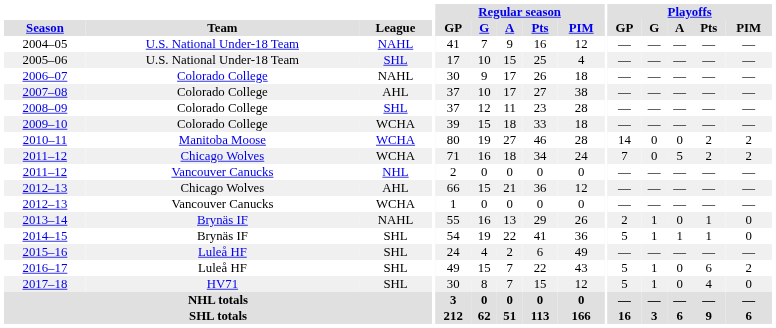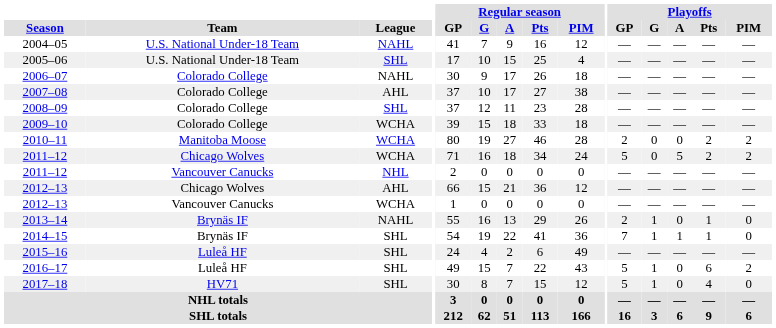(624, 140) 14 -> (624, 140) 2
(624, 156) 7 -> (624, 156) 5
(624, 236) 5 -> (624, 236) 7
